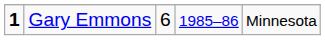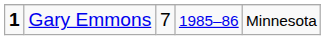(165, 19) 6 -> (165, 19) 7
